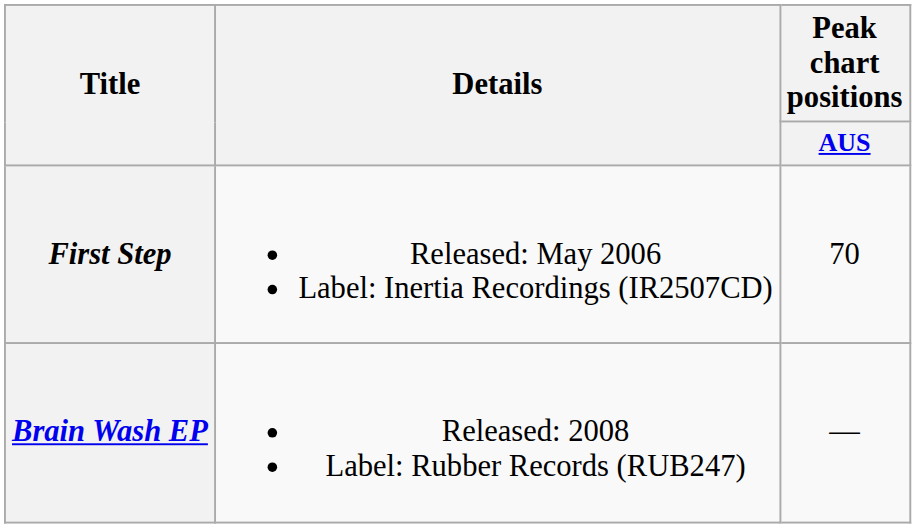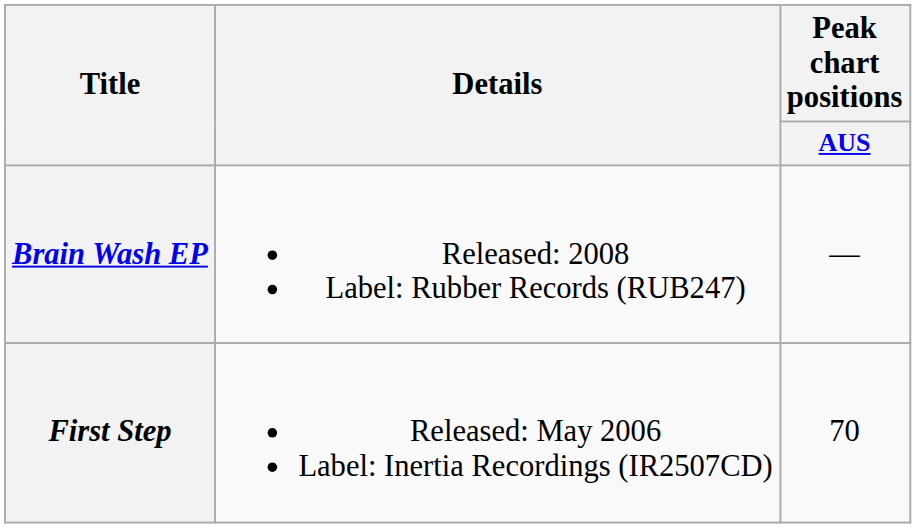rows swapped: (110, 253) <-> (110, 432)
